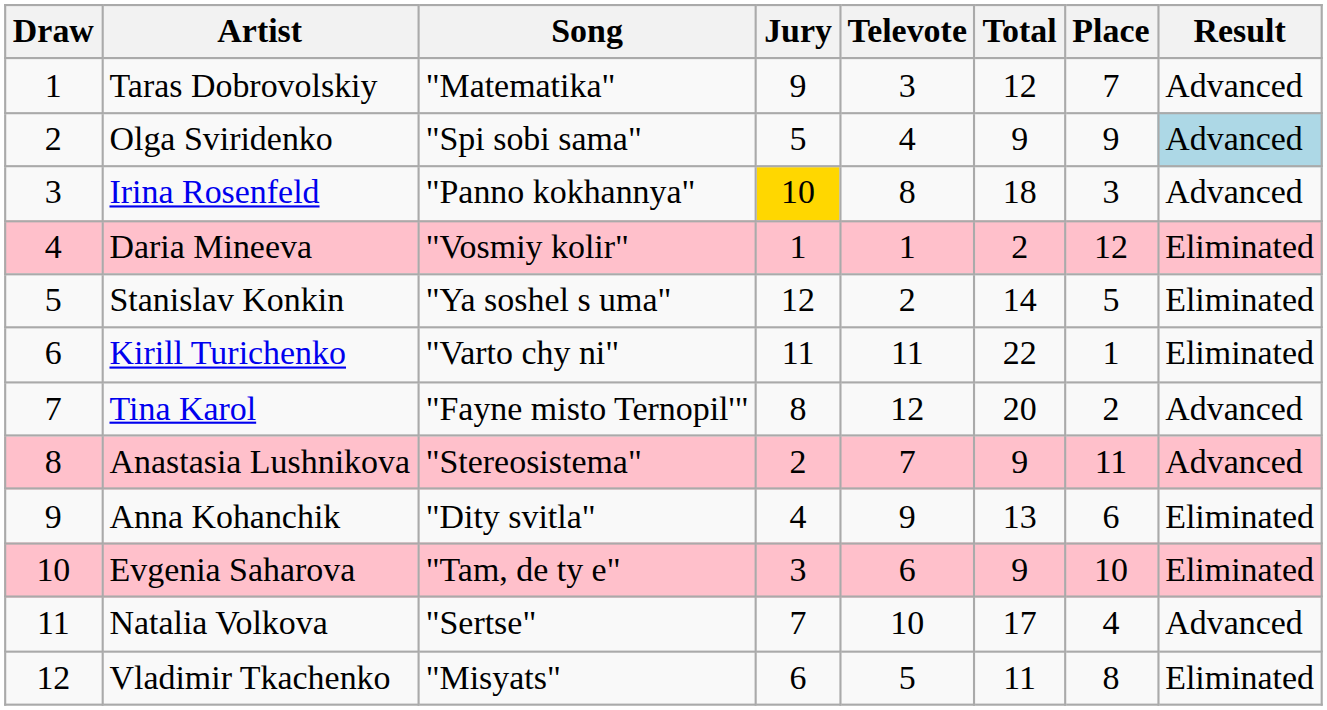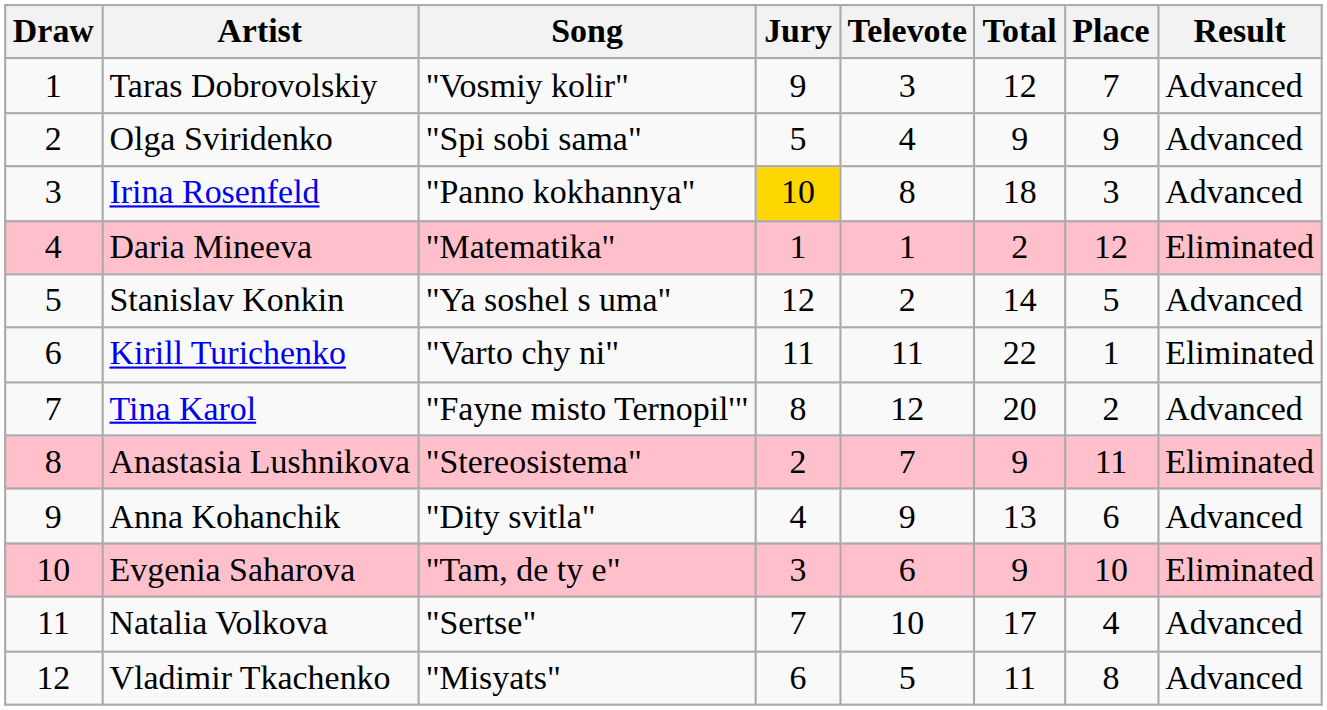(520, 85) "Matematika" -> (527, 85) "Vosmiy kolir"
(1234, 138) lightblue background -> (1234, 138) no background
(527, 246) "Vosmiy kolir" -> (520, 246) "Matematika"
(1240, 300) Eliminated -> (1234, 300) Advanced
(1234, 461) Advanced -> (1240, 461) Eliminated
(1240, 515) Eliminated -> (1234, 515) Advanced
(1240, 676) Eliminated -> (1234, 676) Advanced
